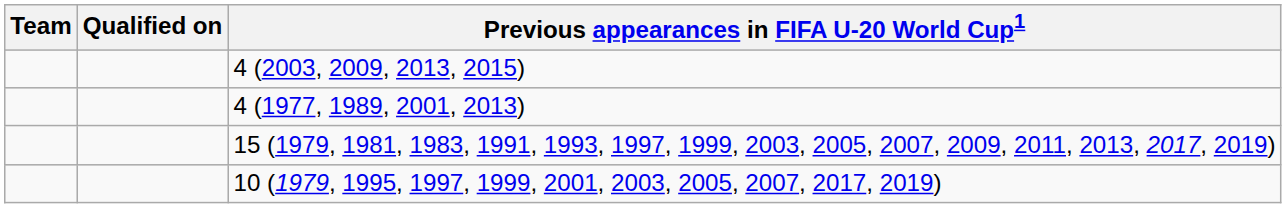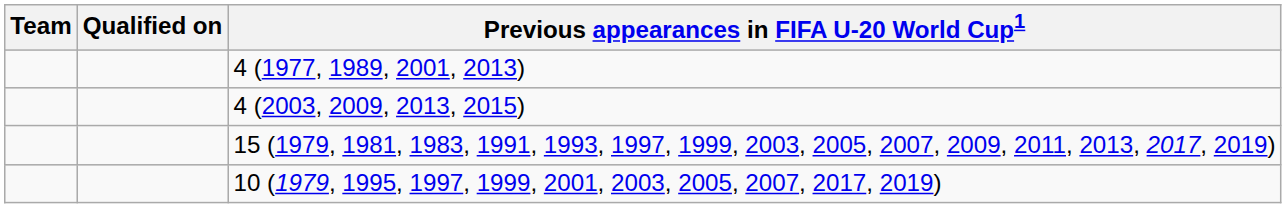rows swapped: (379, 106) <-> (379, 68)
